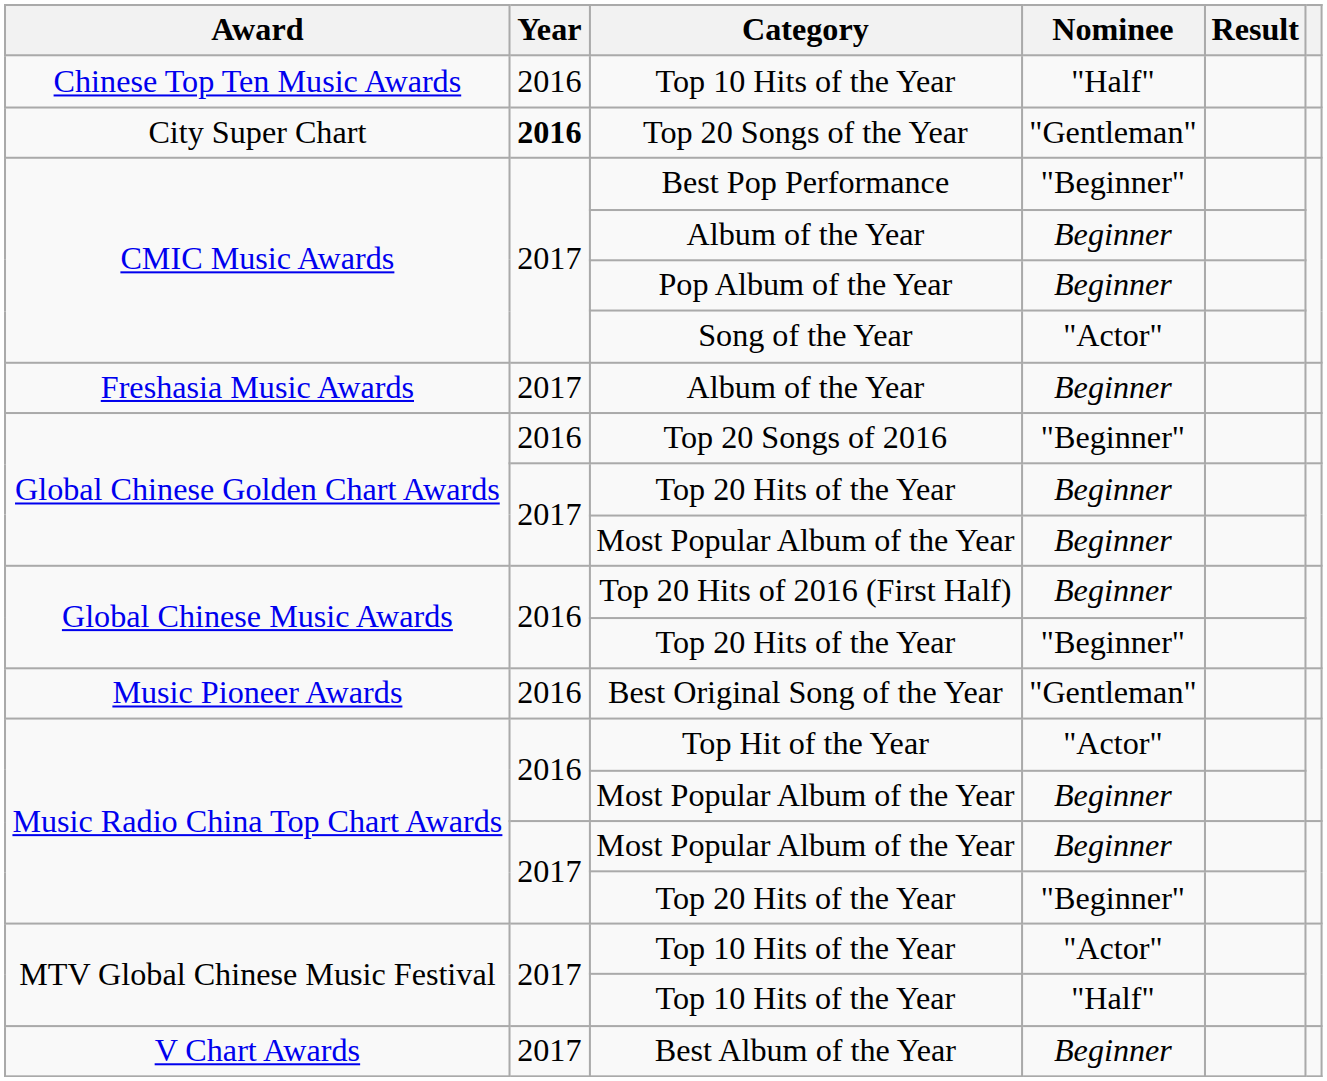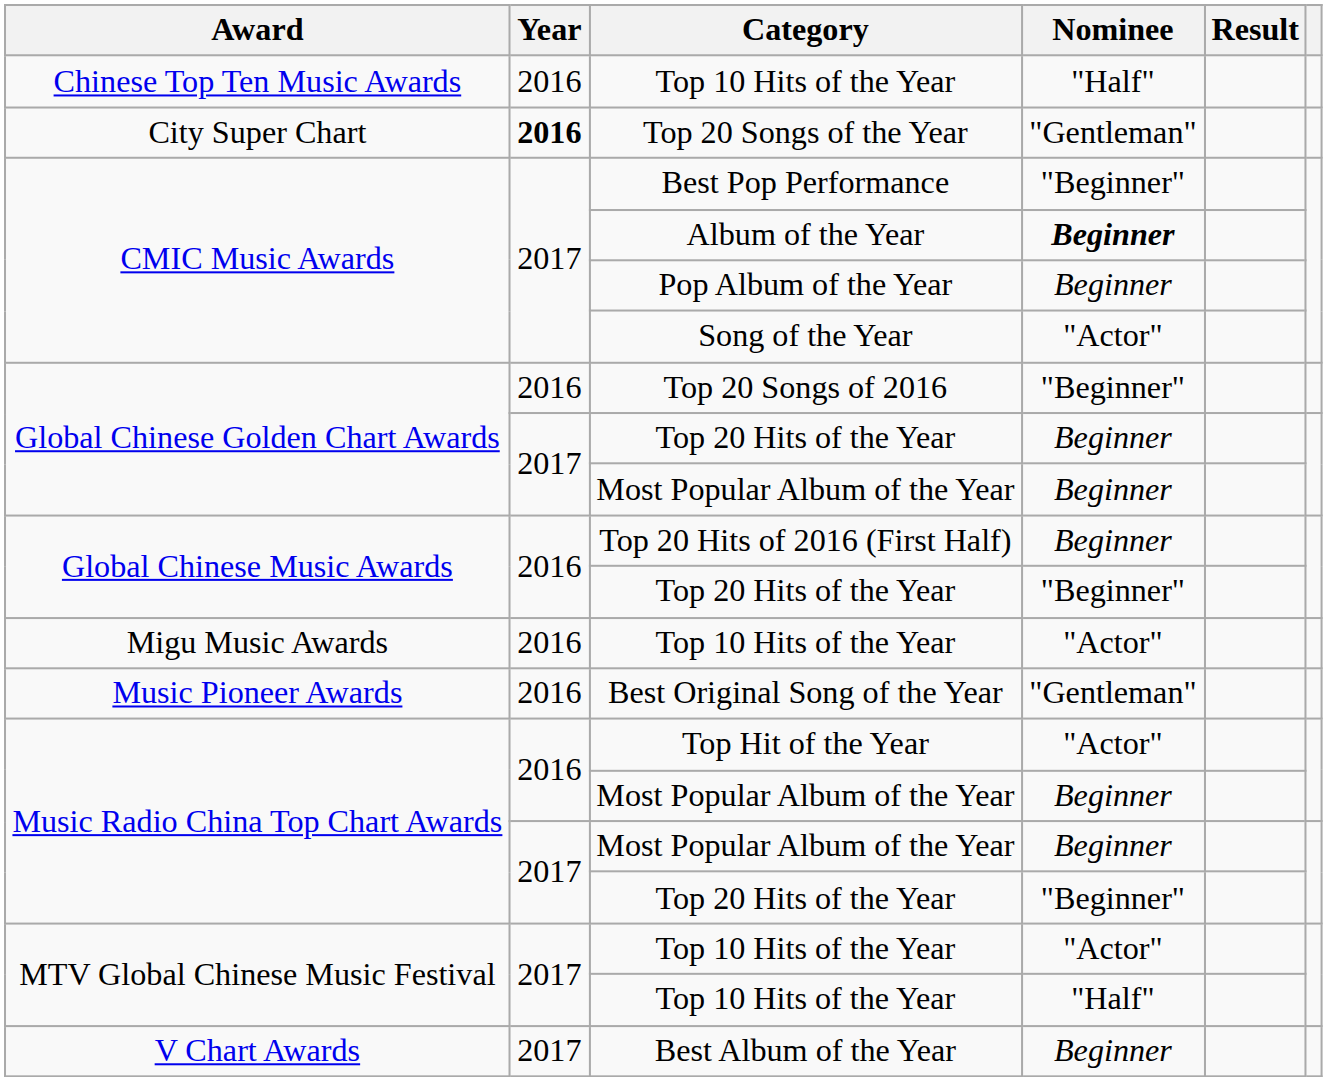(1113, 234) normal -> (1113, 234) bold
- row: (257, 387)
+ row: (257, 642)
